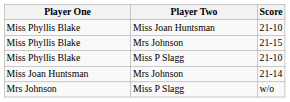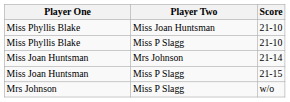- row: (158, 43)
+ row: (159, 74)
